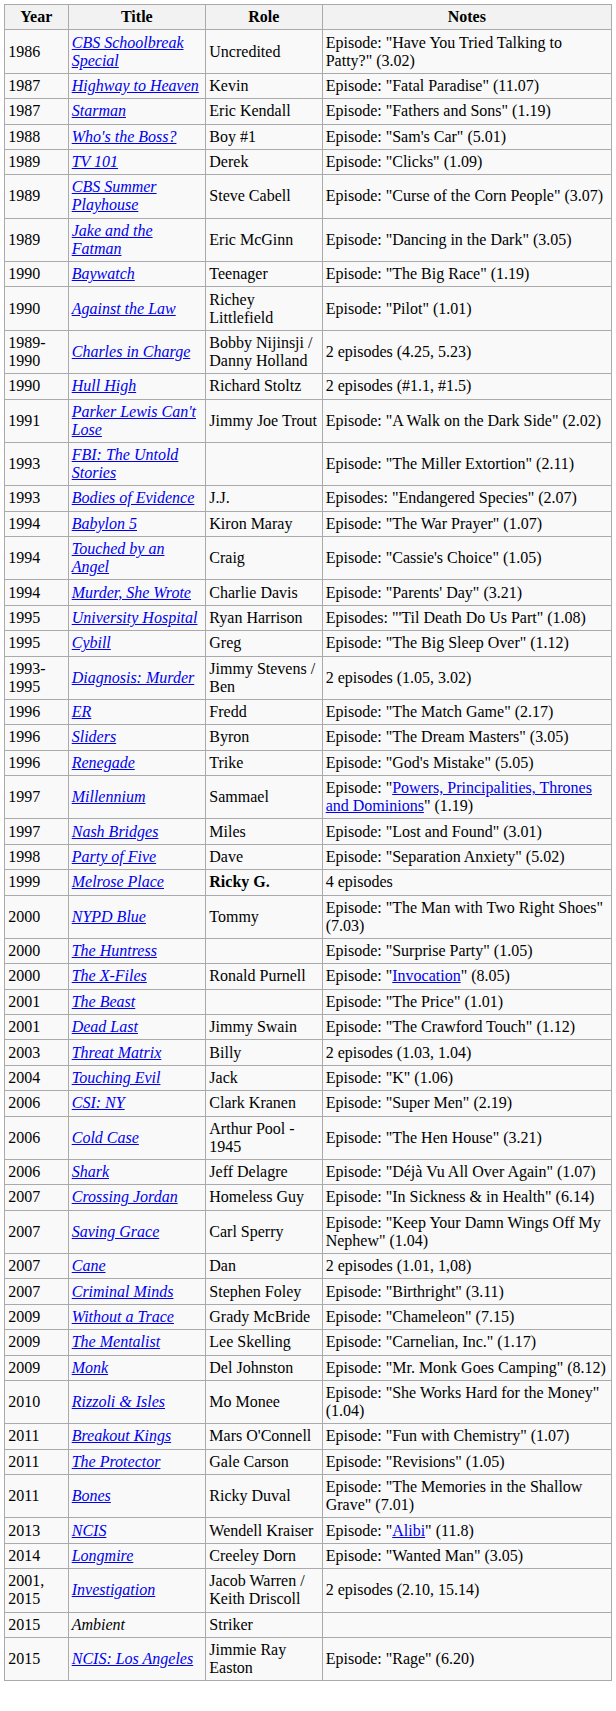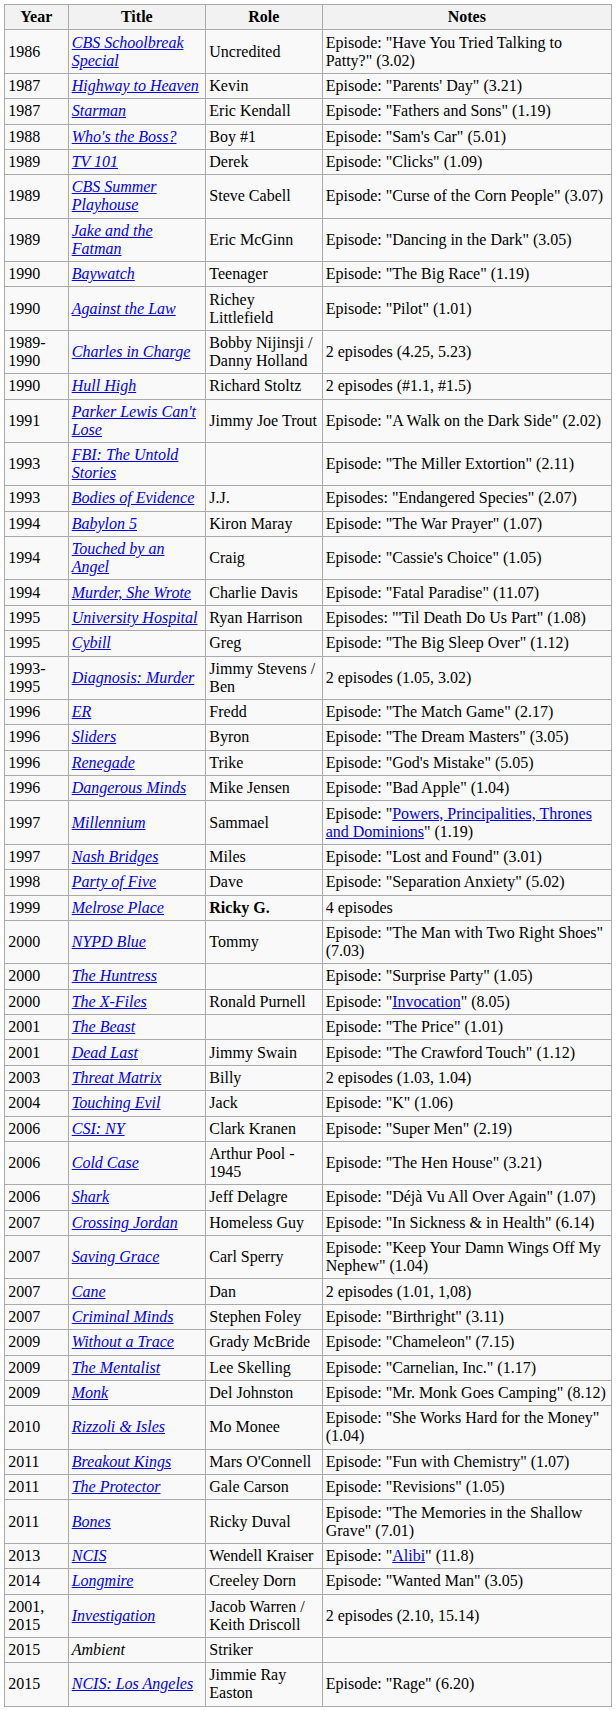(432, 85) Episode: "Fatal Paradise" (11.07) -> (424, 85) Episode: "Parents' Day" (3.21)
(424, 592) Episode: "Parents' Day" (3.21) -> (432, 592) Episode: "Fatal Paradise" (11.07)
+ row: (129, 788)
